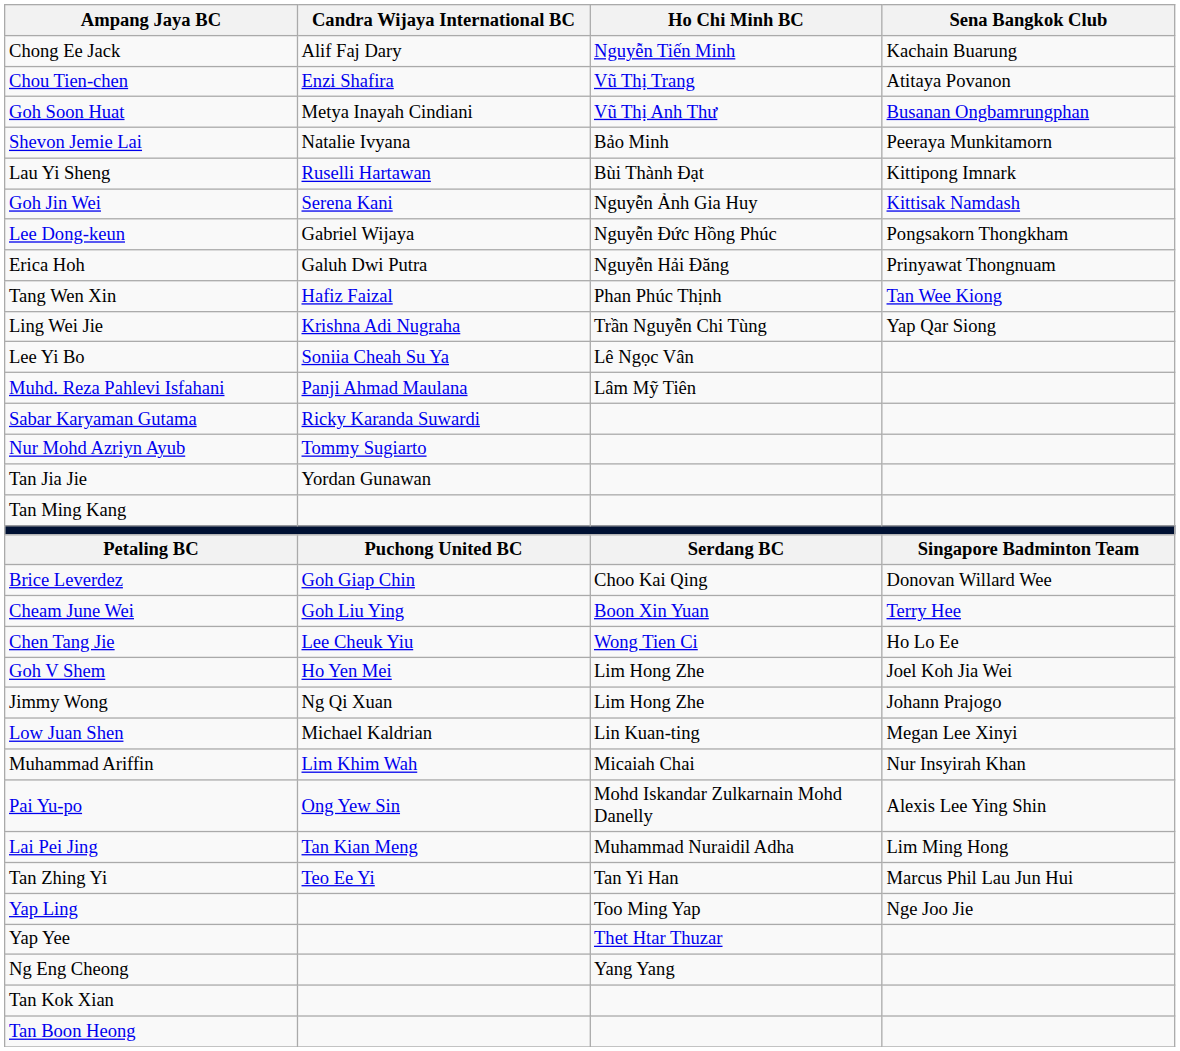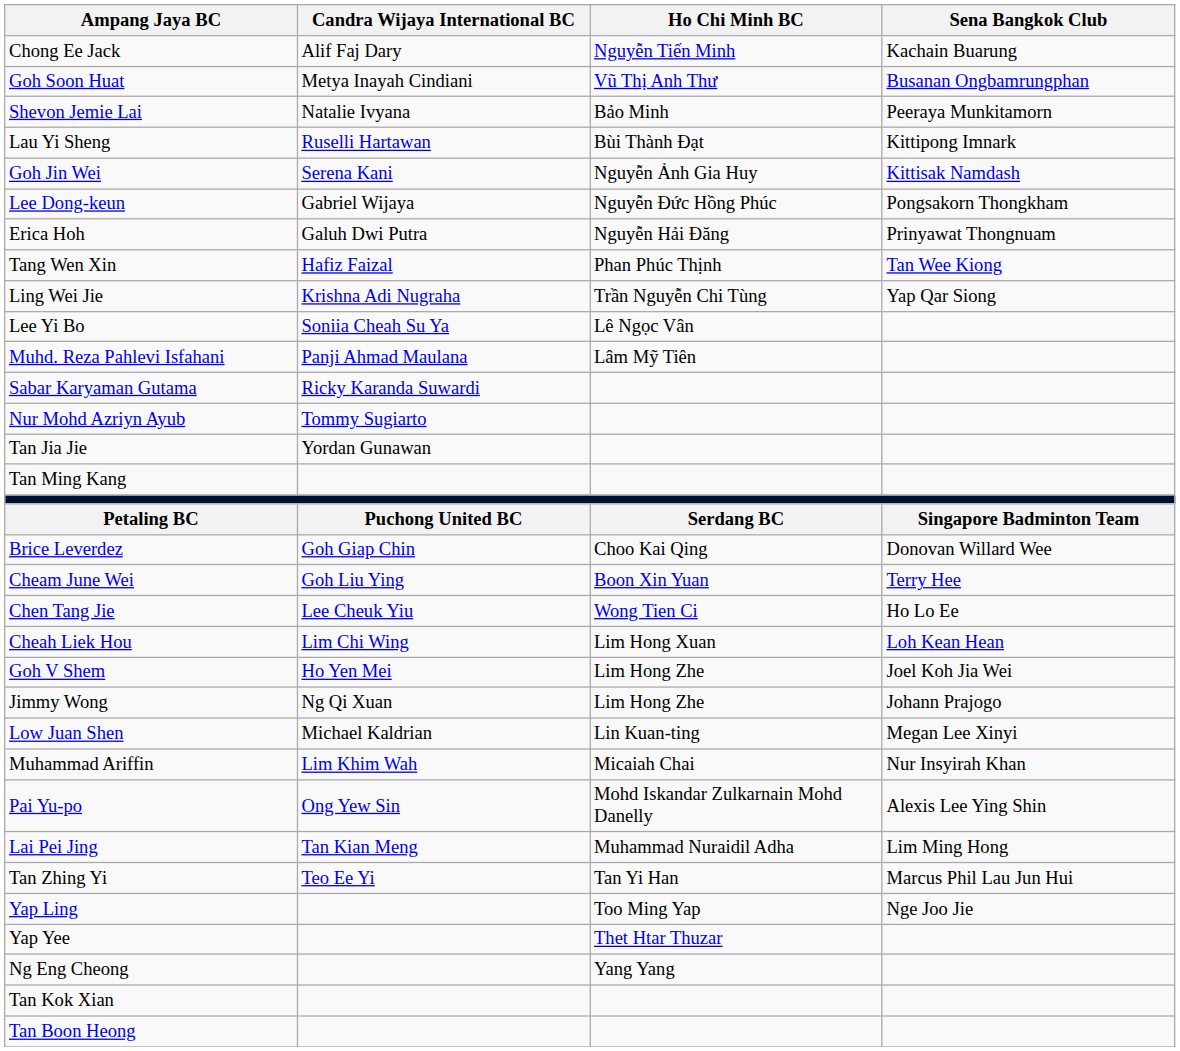- row: (69, 81)
+ row: (70, 641)
